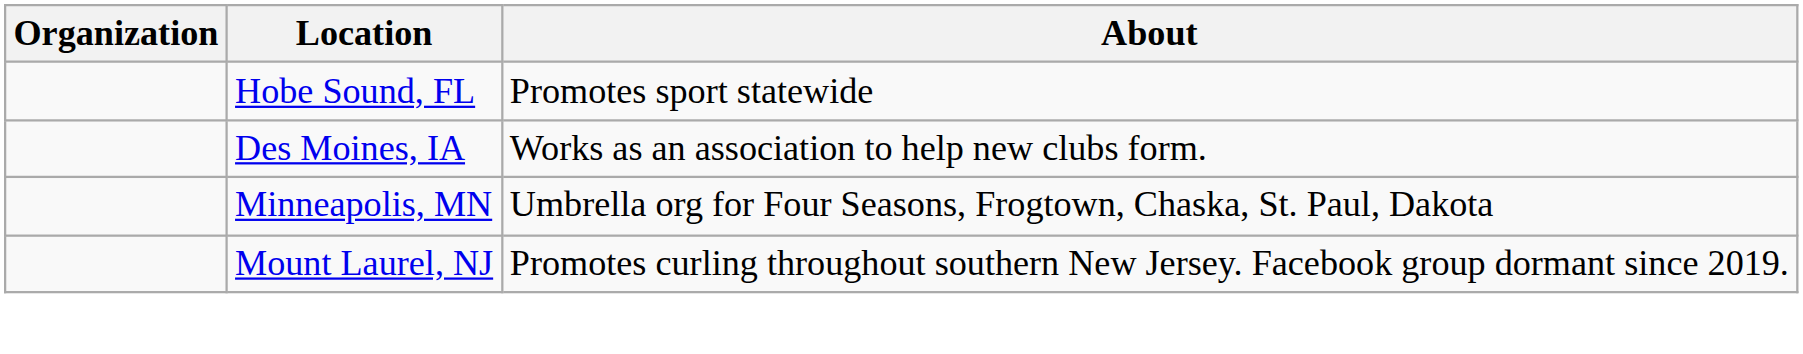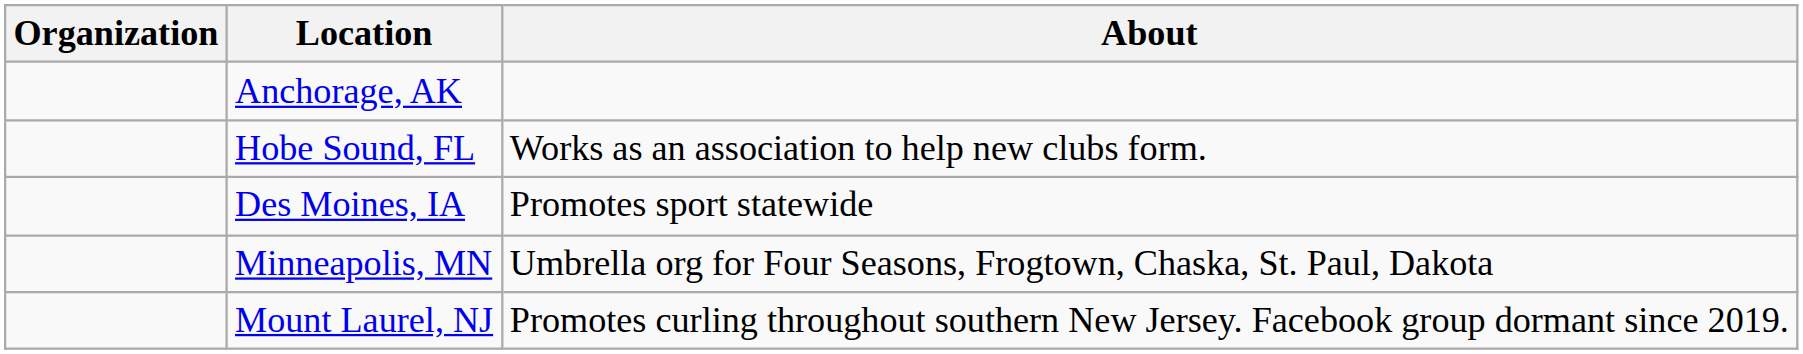+ row: (349, 90)
(692, 90) Promotes sport statewide -> (858, 147) Works as an association to help new clubs form.
(858, 147) Works as an association to help new clubs form. -> (692, 205) Promotes sport statewide
